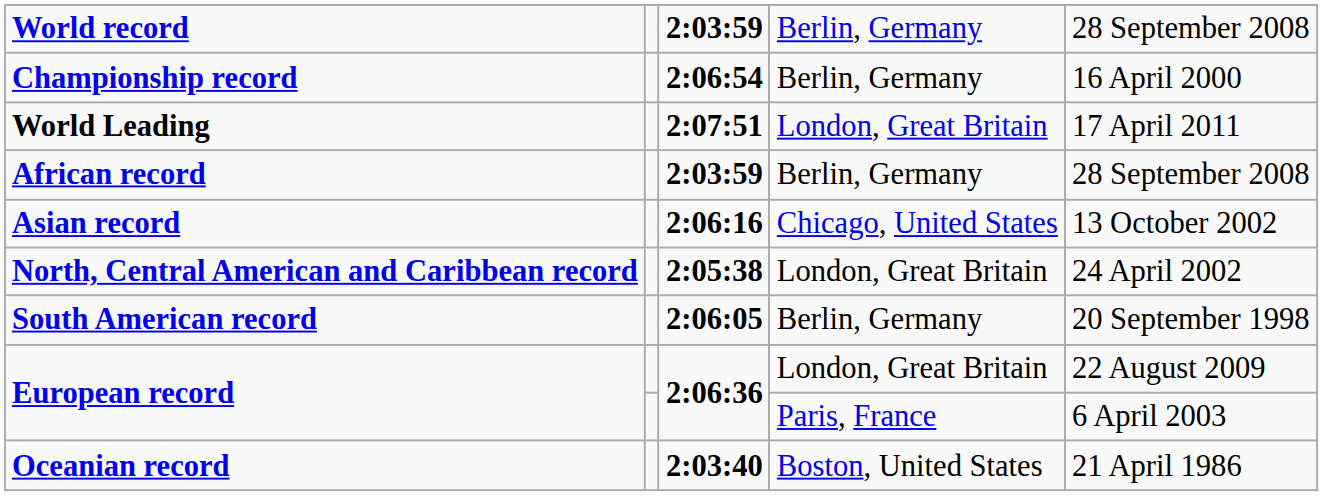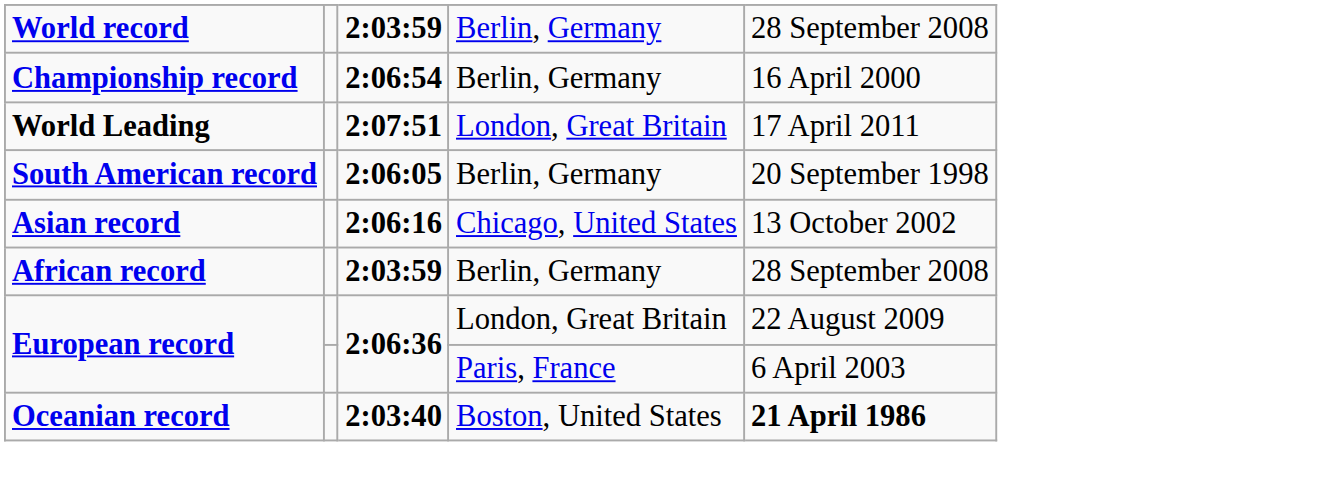rows swapped: (109, 174) <-> (164, 319)
- row: (325, 271)
(1157, 464) normal -> (838, 416) bold
